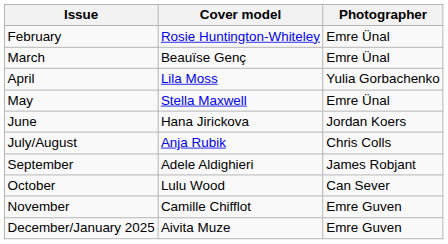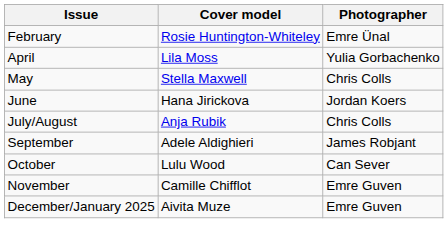- row: (26, 57)
(358, 100) Emre Ünal -> (359, 79) Chris Colls
